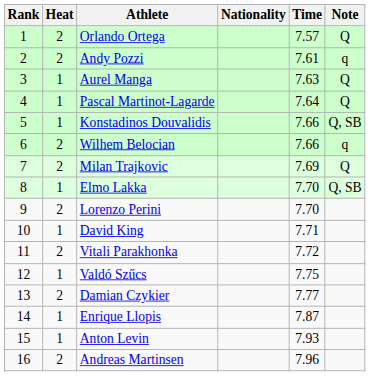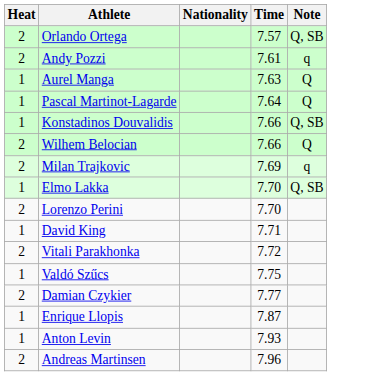- column: (23, 15)
(345, 36) Q -> (307, 36) Q, SB
(345, 144) q -> (307, 144) Q
(345, 166) Q -> (307, 166) q
